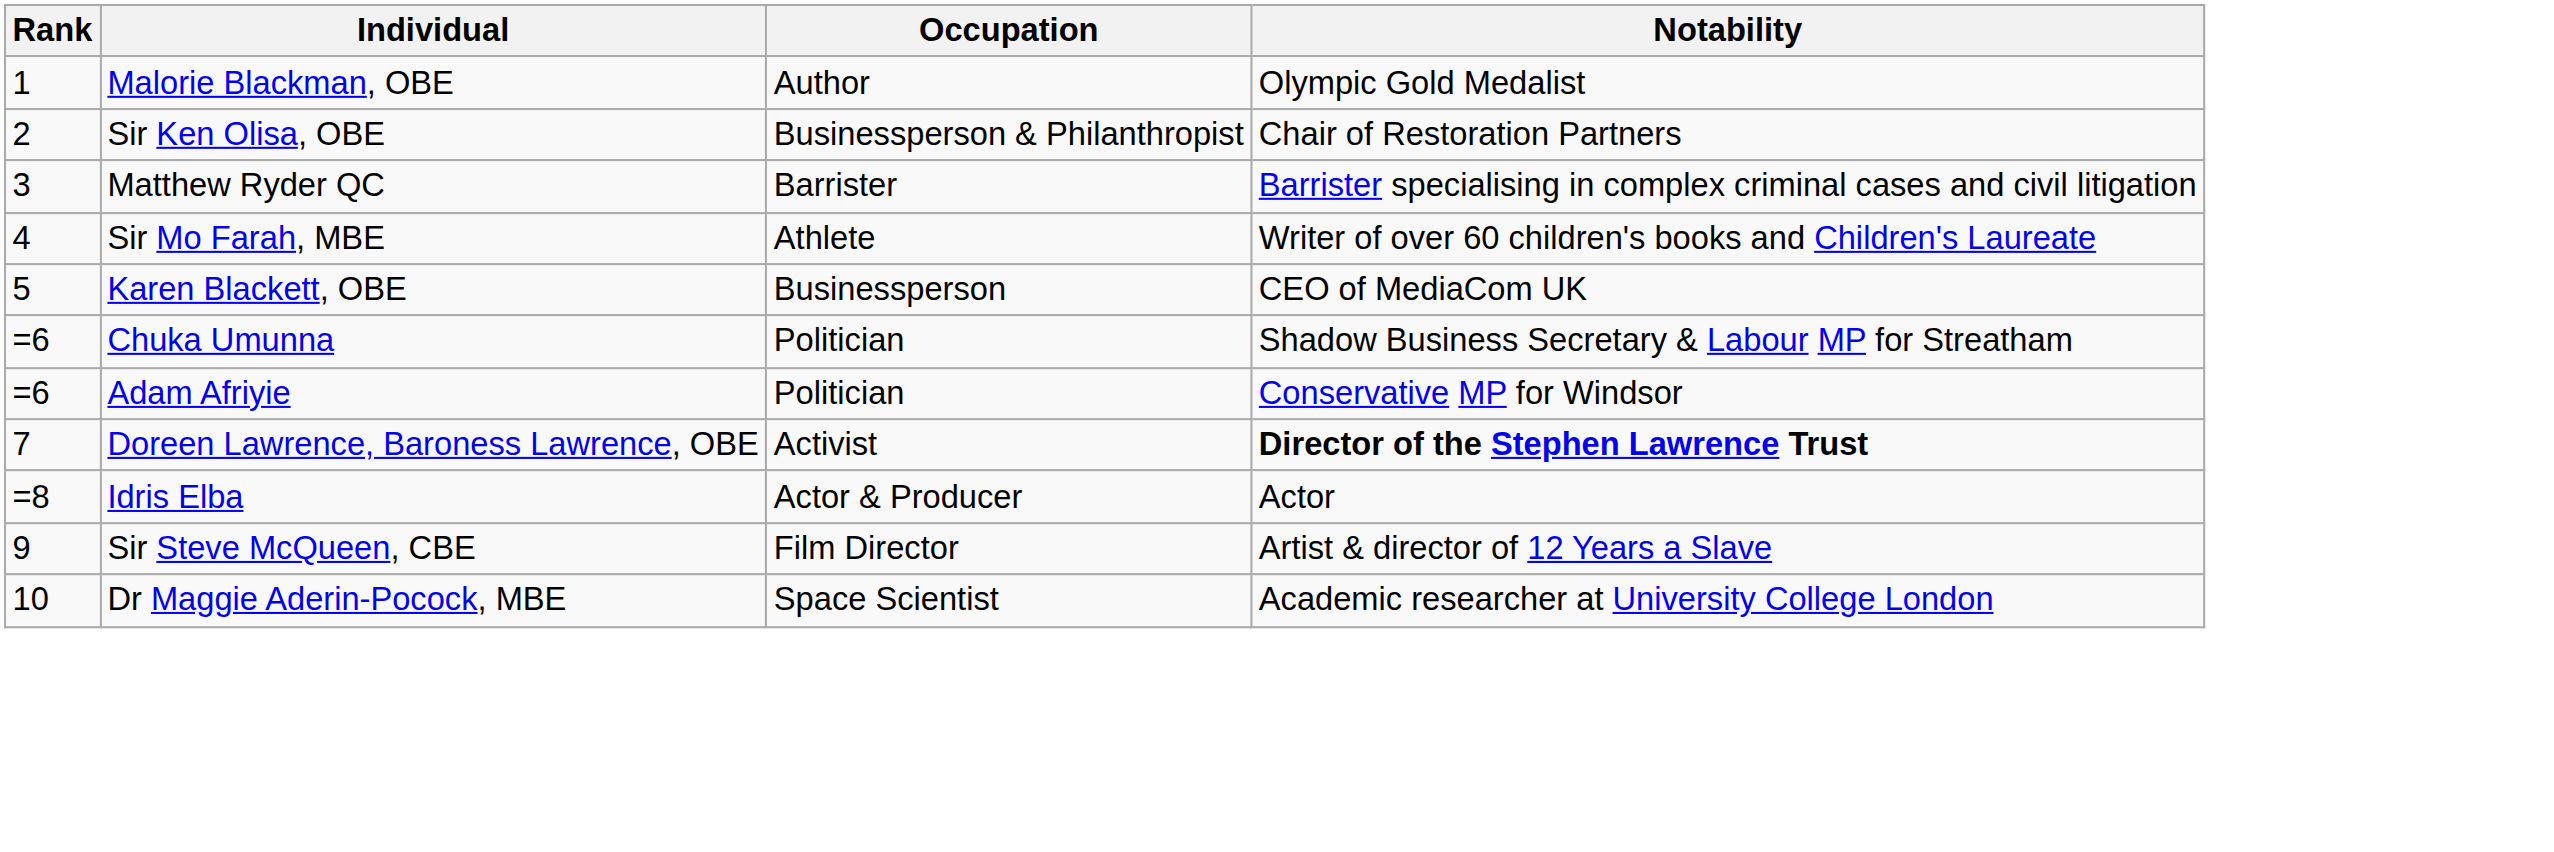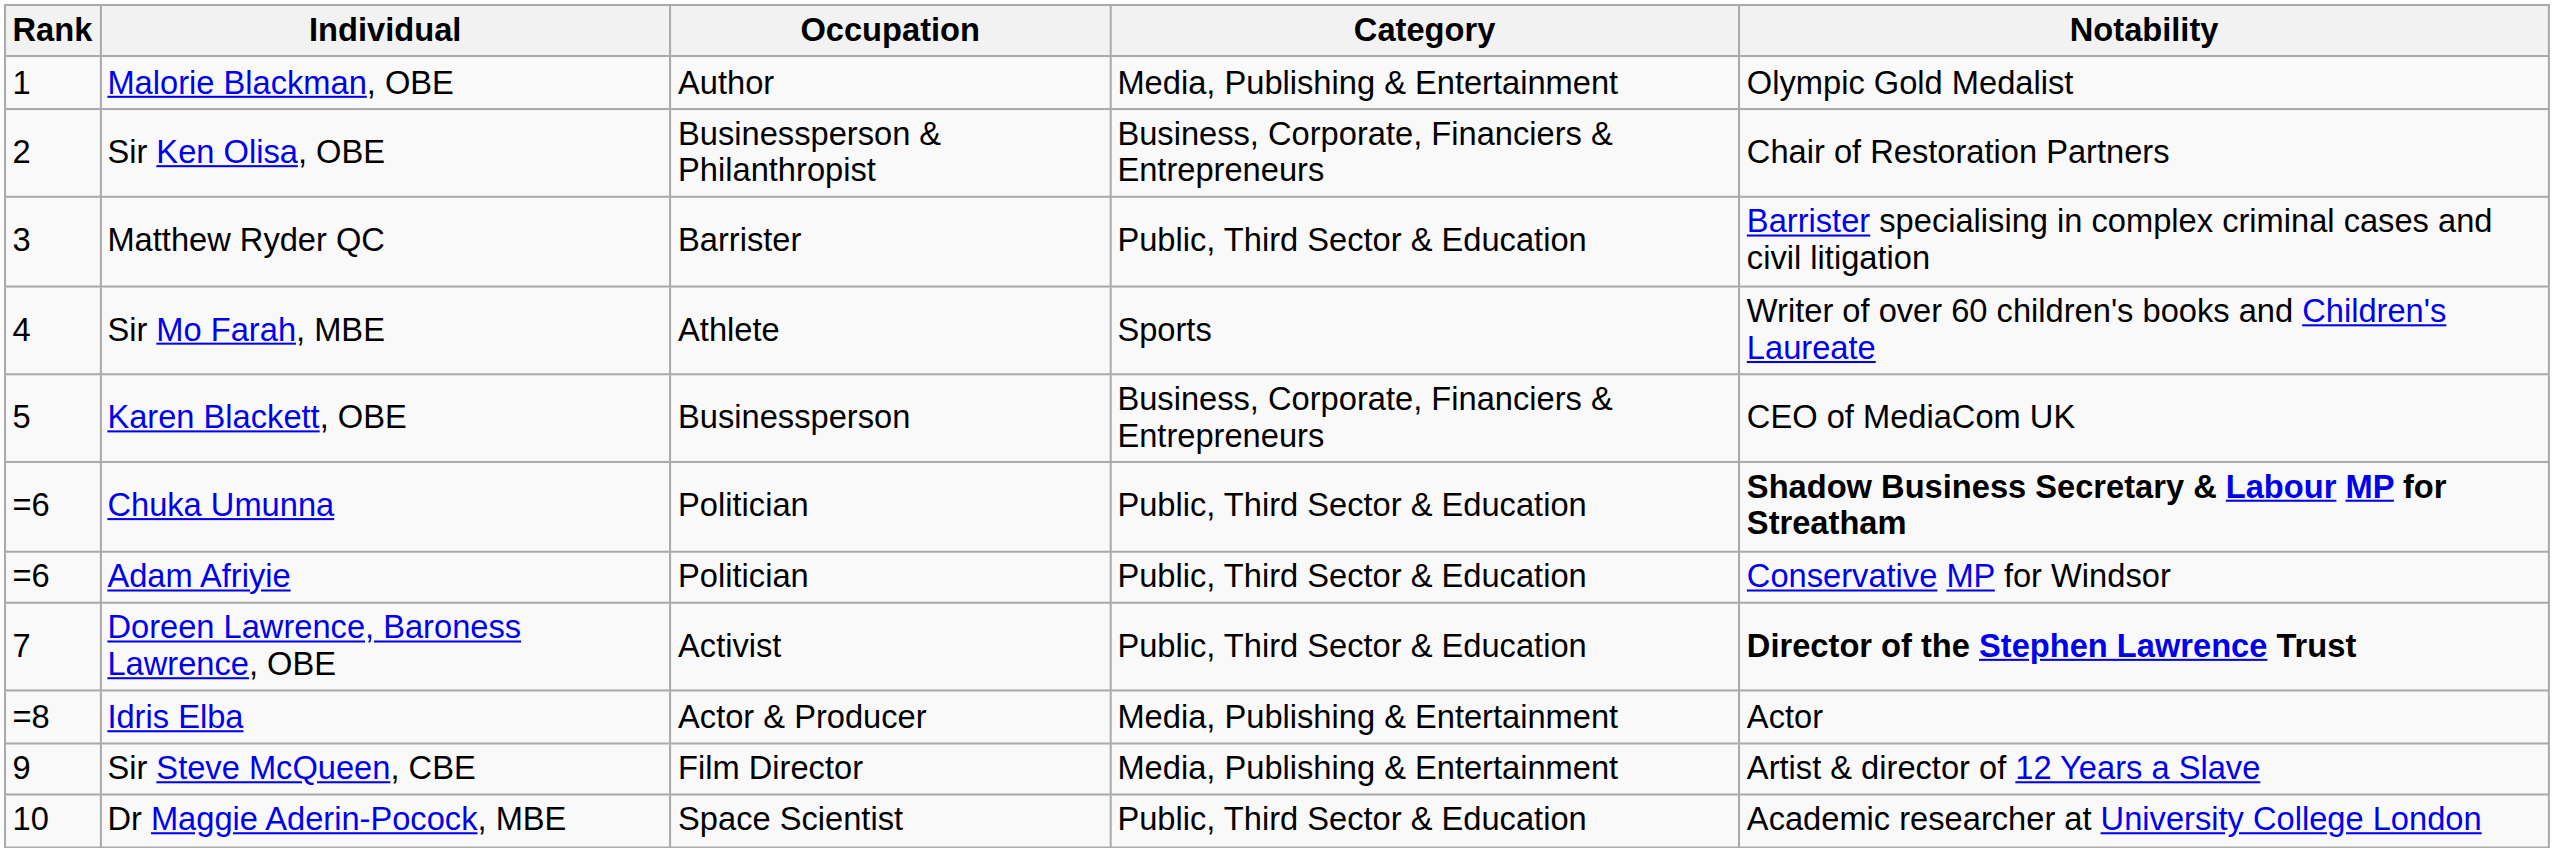+ column: (1425, 30)
(1666, 340) normal -> (2097, 506) bold
